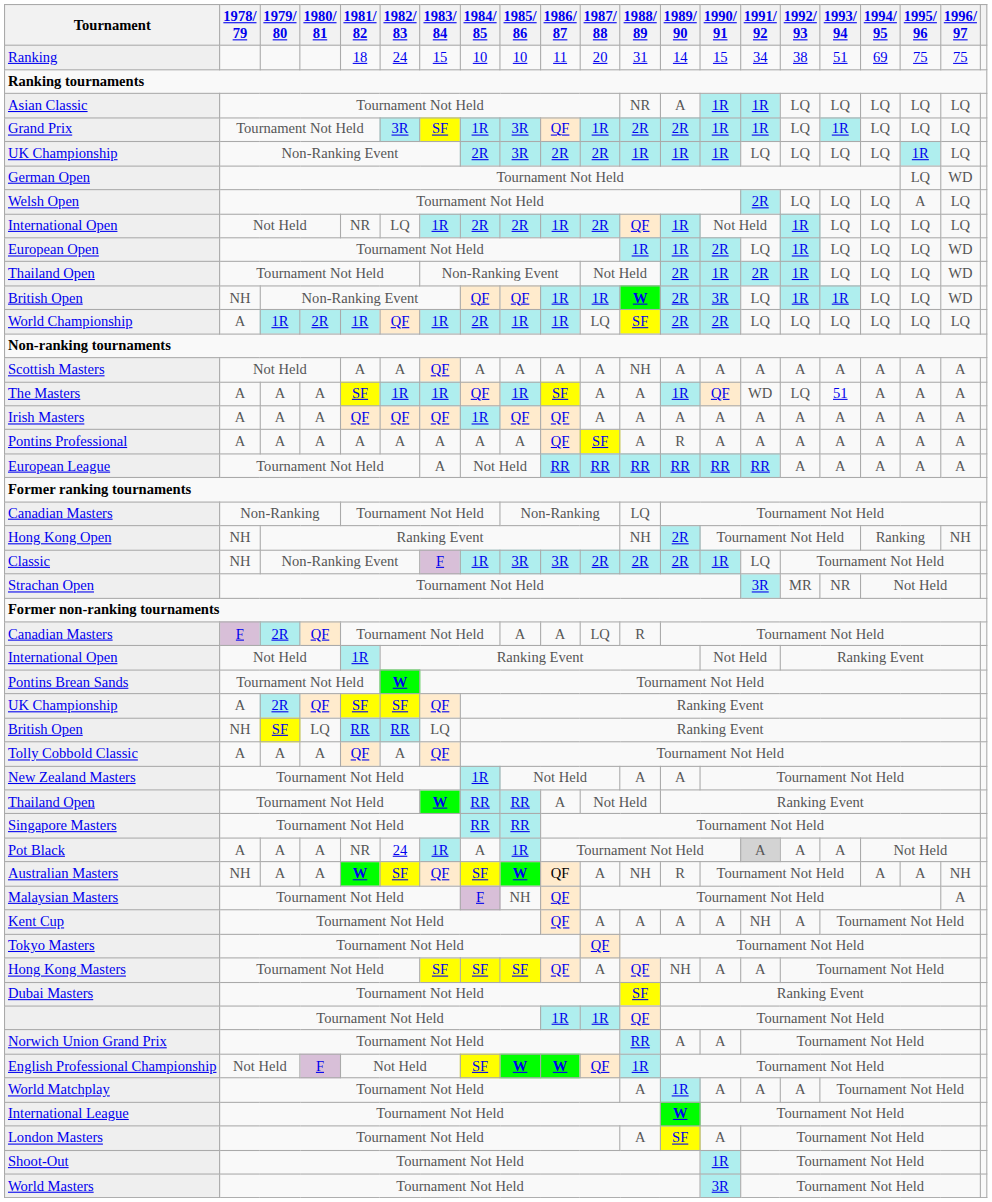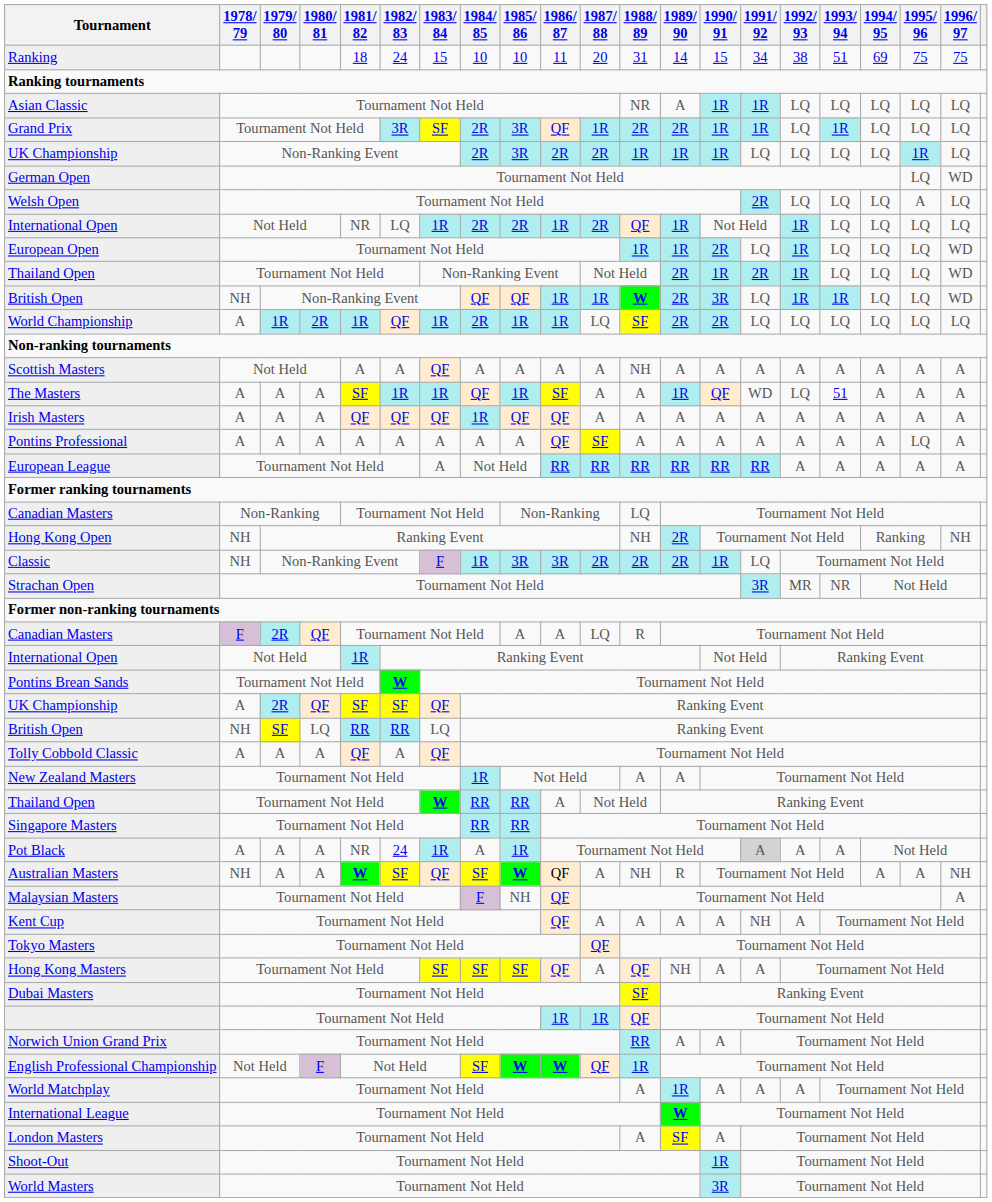(480, 129) 1R -> (480, 129) 2R
(680, 441) R -> (680, 441) A
(920, 441) A -> (920, 441) LQ
